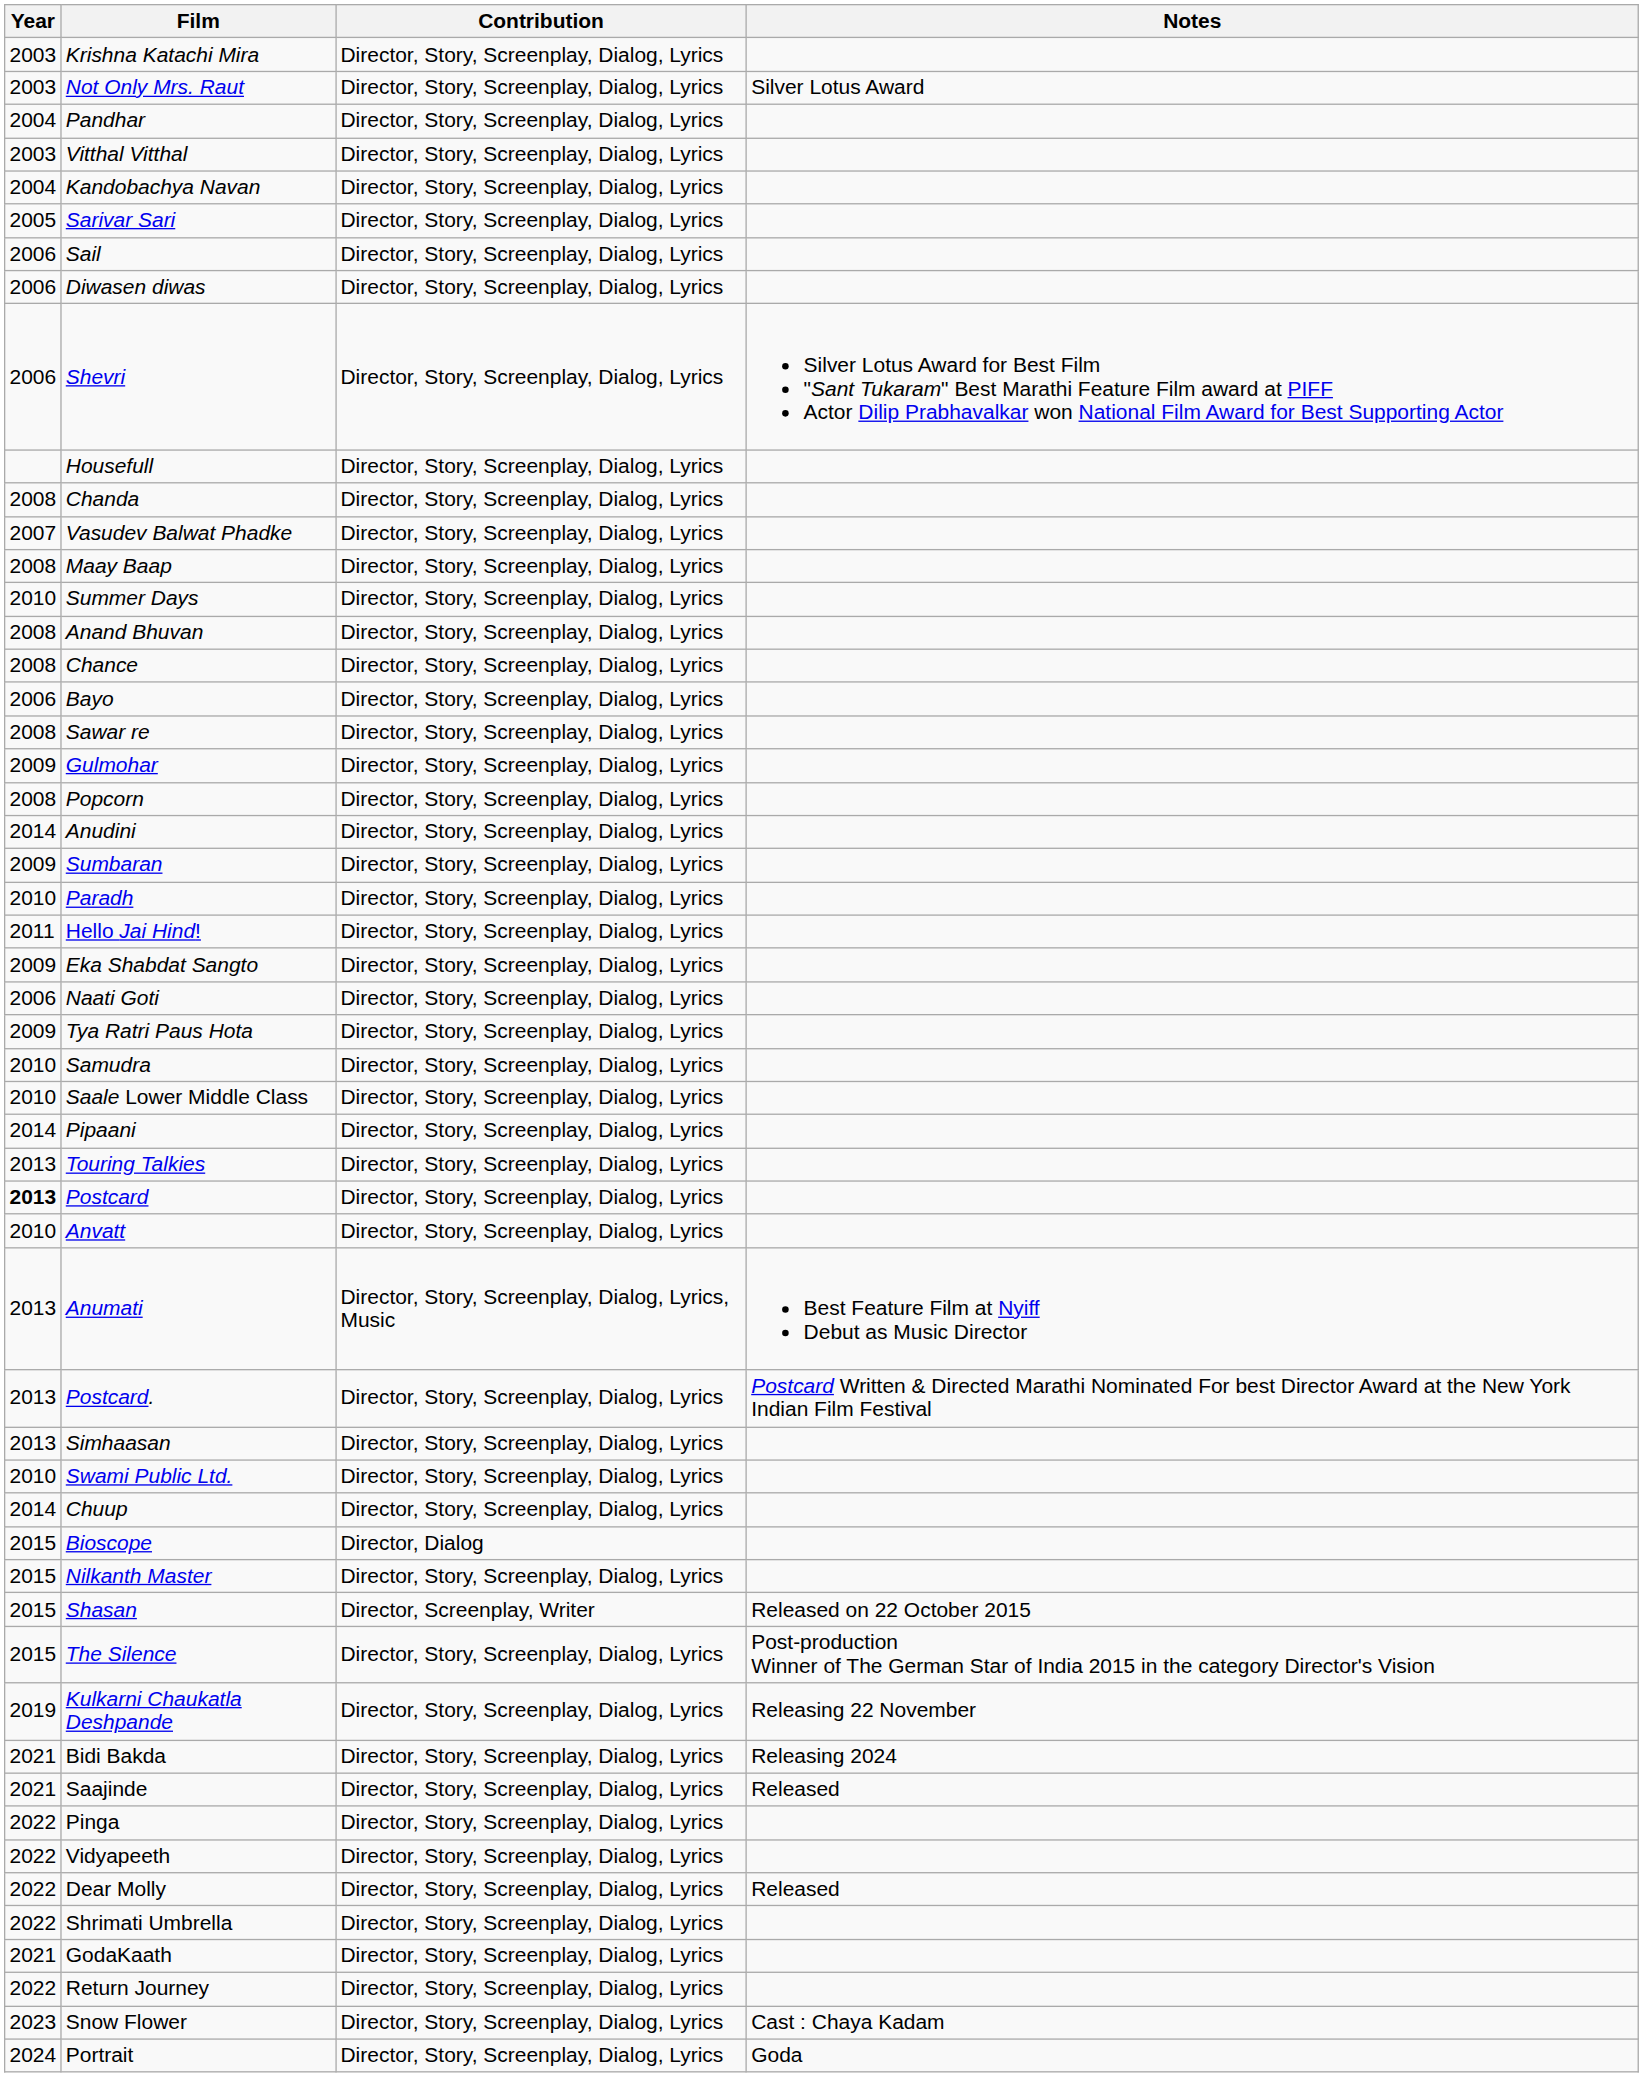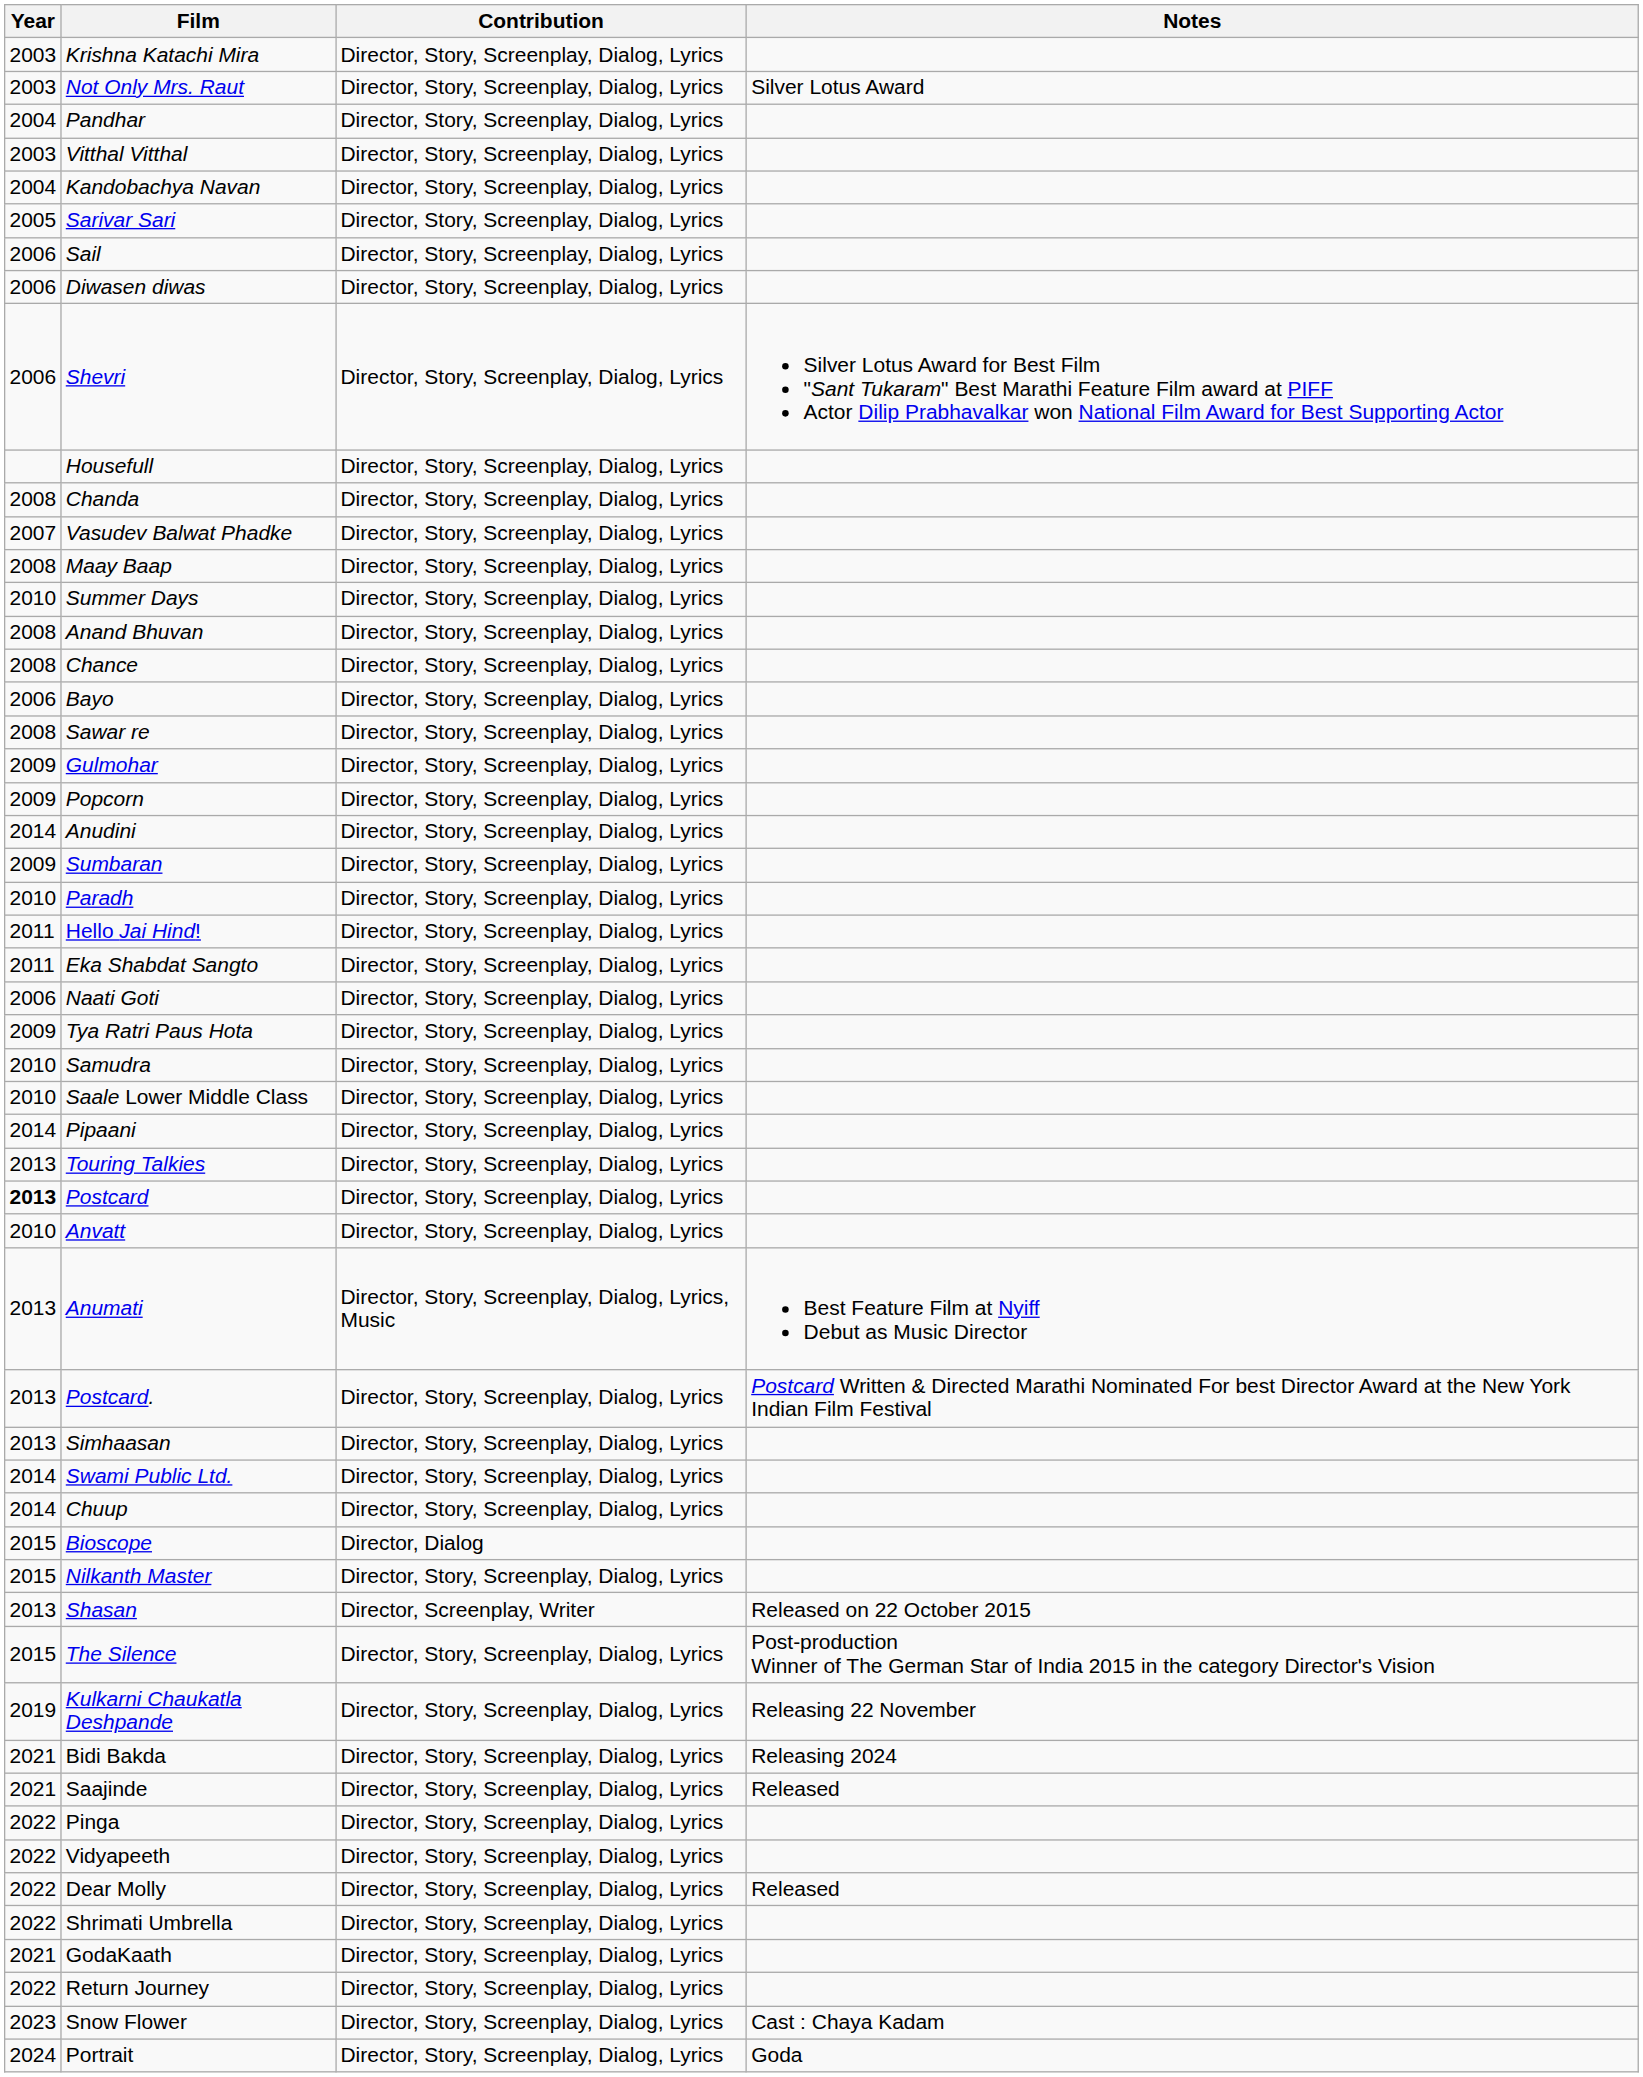(33, 798) 2008 -> (33, 798) 2009
(33, 964) 2009 -> (32, 964) 2011
(33, 1476) 2010 -> (33, 1476) 2014
(33, 1609) 2015 -> (33, 1609) 2013
